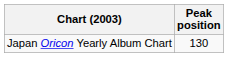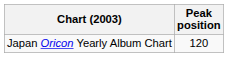(199, 43) 130 -> (199, 43) 120
